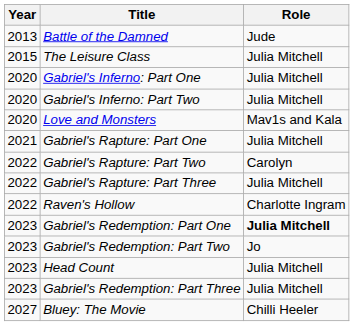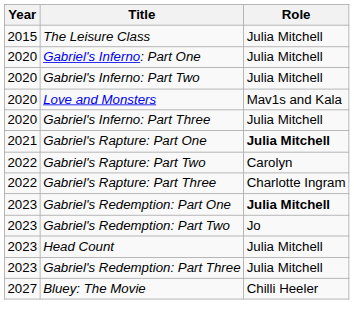- row: (106, 36)
+ row: (127, 120)
(285, 141) normal -> (288, 141) bold
(285, 183) Julia Mitchell -> (296, 183) Charlotte Ingram
- row: (89, 204)
